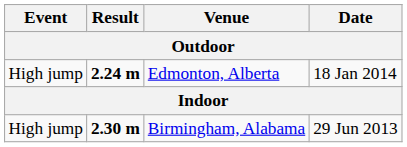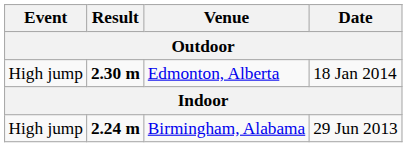(115, 73) 2.24 m -> (115, 73) 2.30 m
(115, 127) 2.30 m -> (115, 127) 2.24 m
